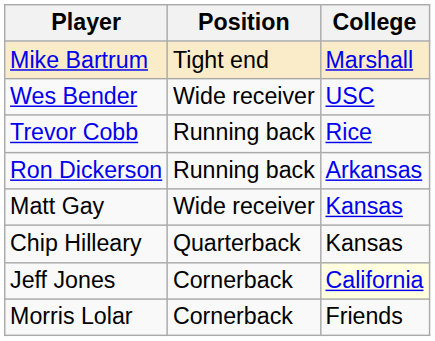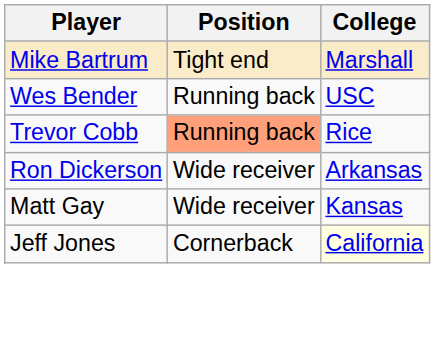(244, 96) Wide receiver -> (244, 96) Running back
(244, 133) no background -> (244, 133) lightsalmon background
(244, 170) Running back -> (244, 170) Wide receiver
- row: (76, 243)
- row: (71, 317)
